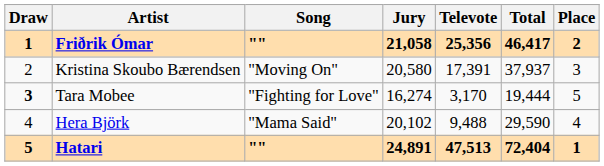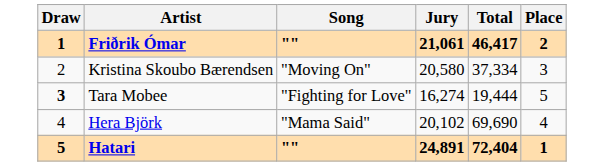- column: (468, 17)
(409, 43) 21,058 -> (442, 43) 21,061
(527, 69) 37,937 -> (495, 69) 37,334
(527, 122) 29,590 -> (495, 122) 69,690
